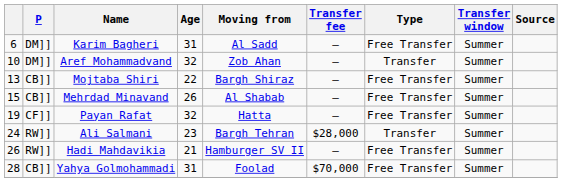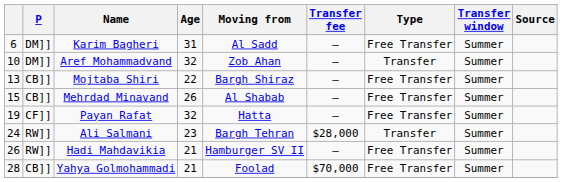(190, 168) 31 -> (190, 168) 21
